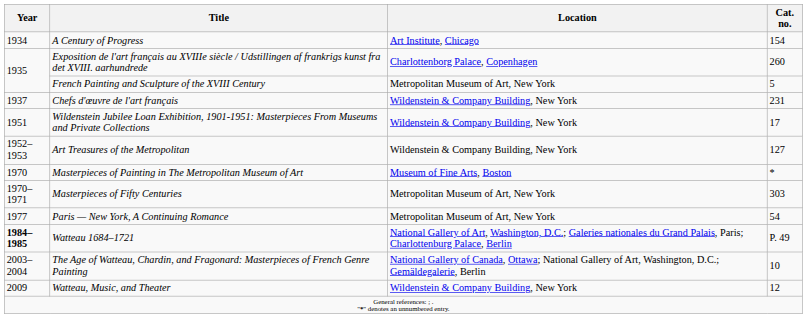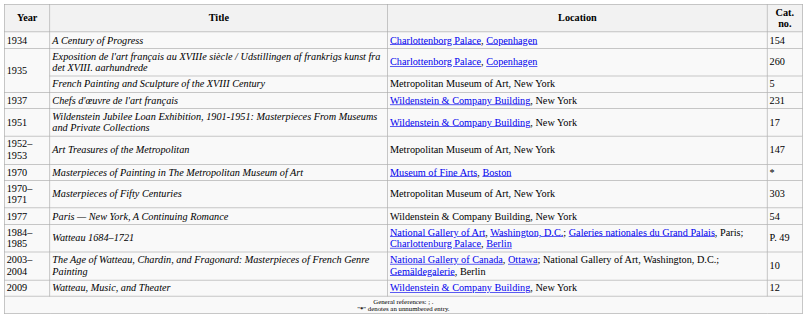(434, 40) Art Institute, Chicago -> (464, 40) Charlottenborg Palace, Copenhagen
(483, 150) Wildenstein & Company Building, New York -> (473, 150) Metropolitan Museum of Art, New York
(777, 150) 127 -> (777, 150) 147
(473, 216) Metropolitan Museum of Art, New York -> (483, 216) Wildenstein & Company Building, New York
(19, 238) bold -> (19, 238) normal
